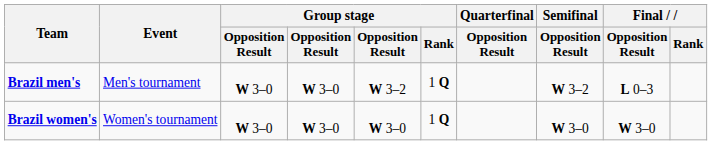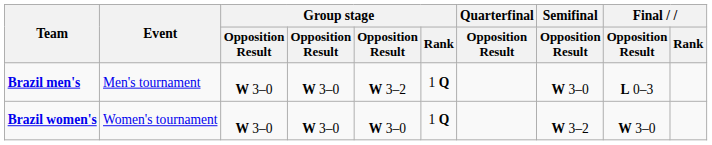(570, 90) W 3–2 -> (570, 90) W 3–0
(570, 128) W 3–0 -> (570, 128) W 3–2
